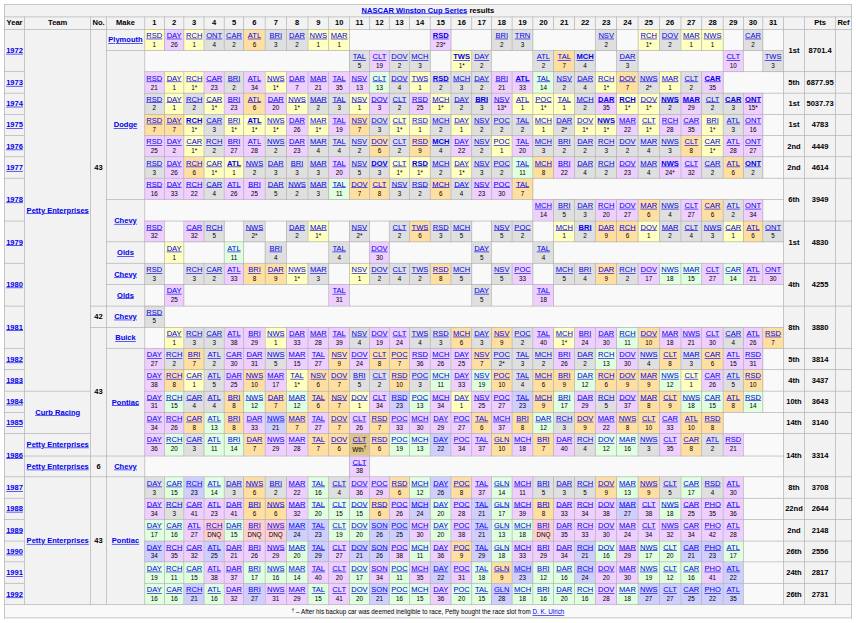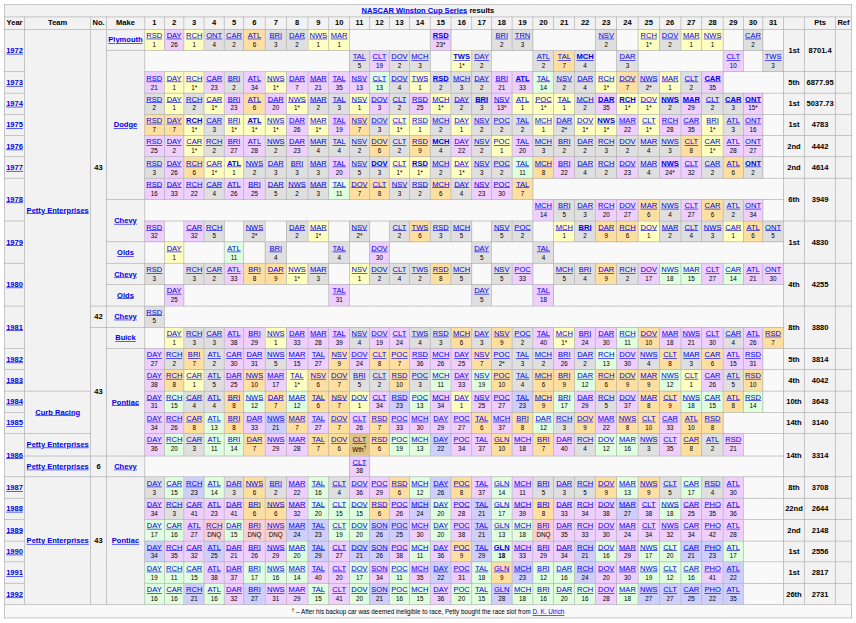(820, 146) 4449 -> (820, 146) 4442
(820, 380) 3437 -> (820, 380) 4042
(502, 551) normal -> (502, 551) bold
(794, 551) 26th -> (794, 551) 1st
(794, 573) 24th -> (794, 573) 1st
